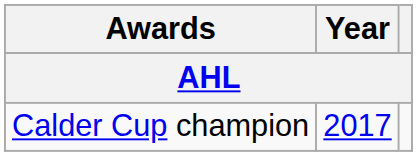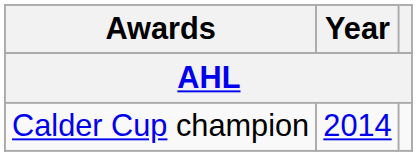(358, 126) 2017 -> (358, 126) 2014
